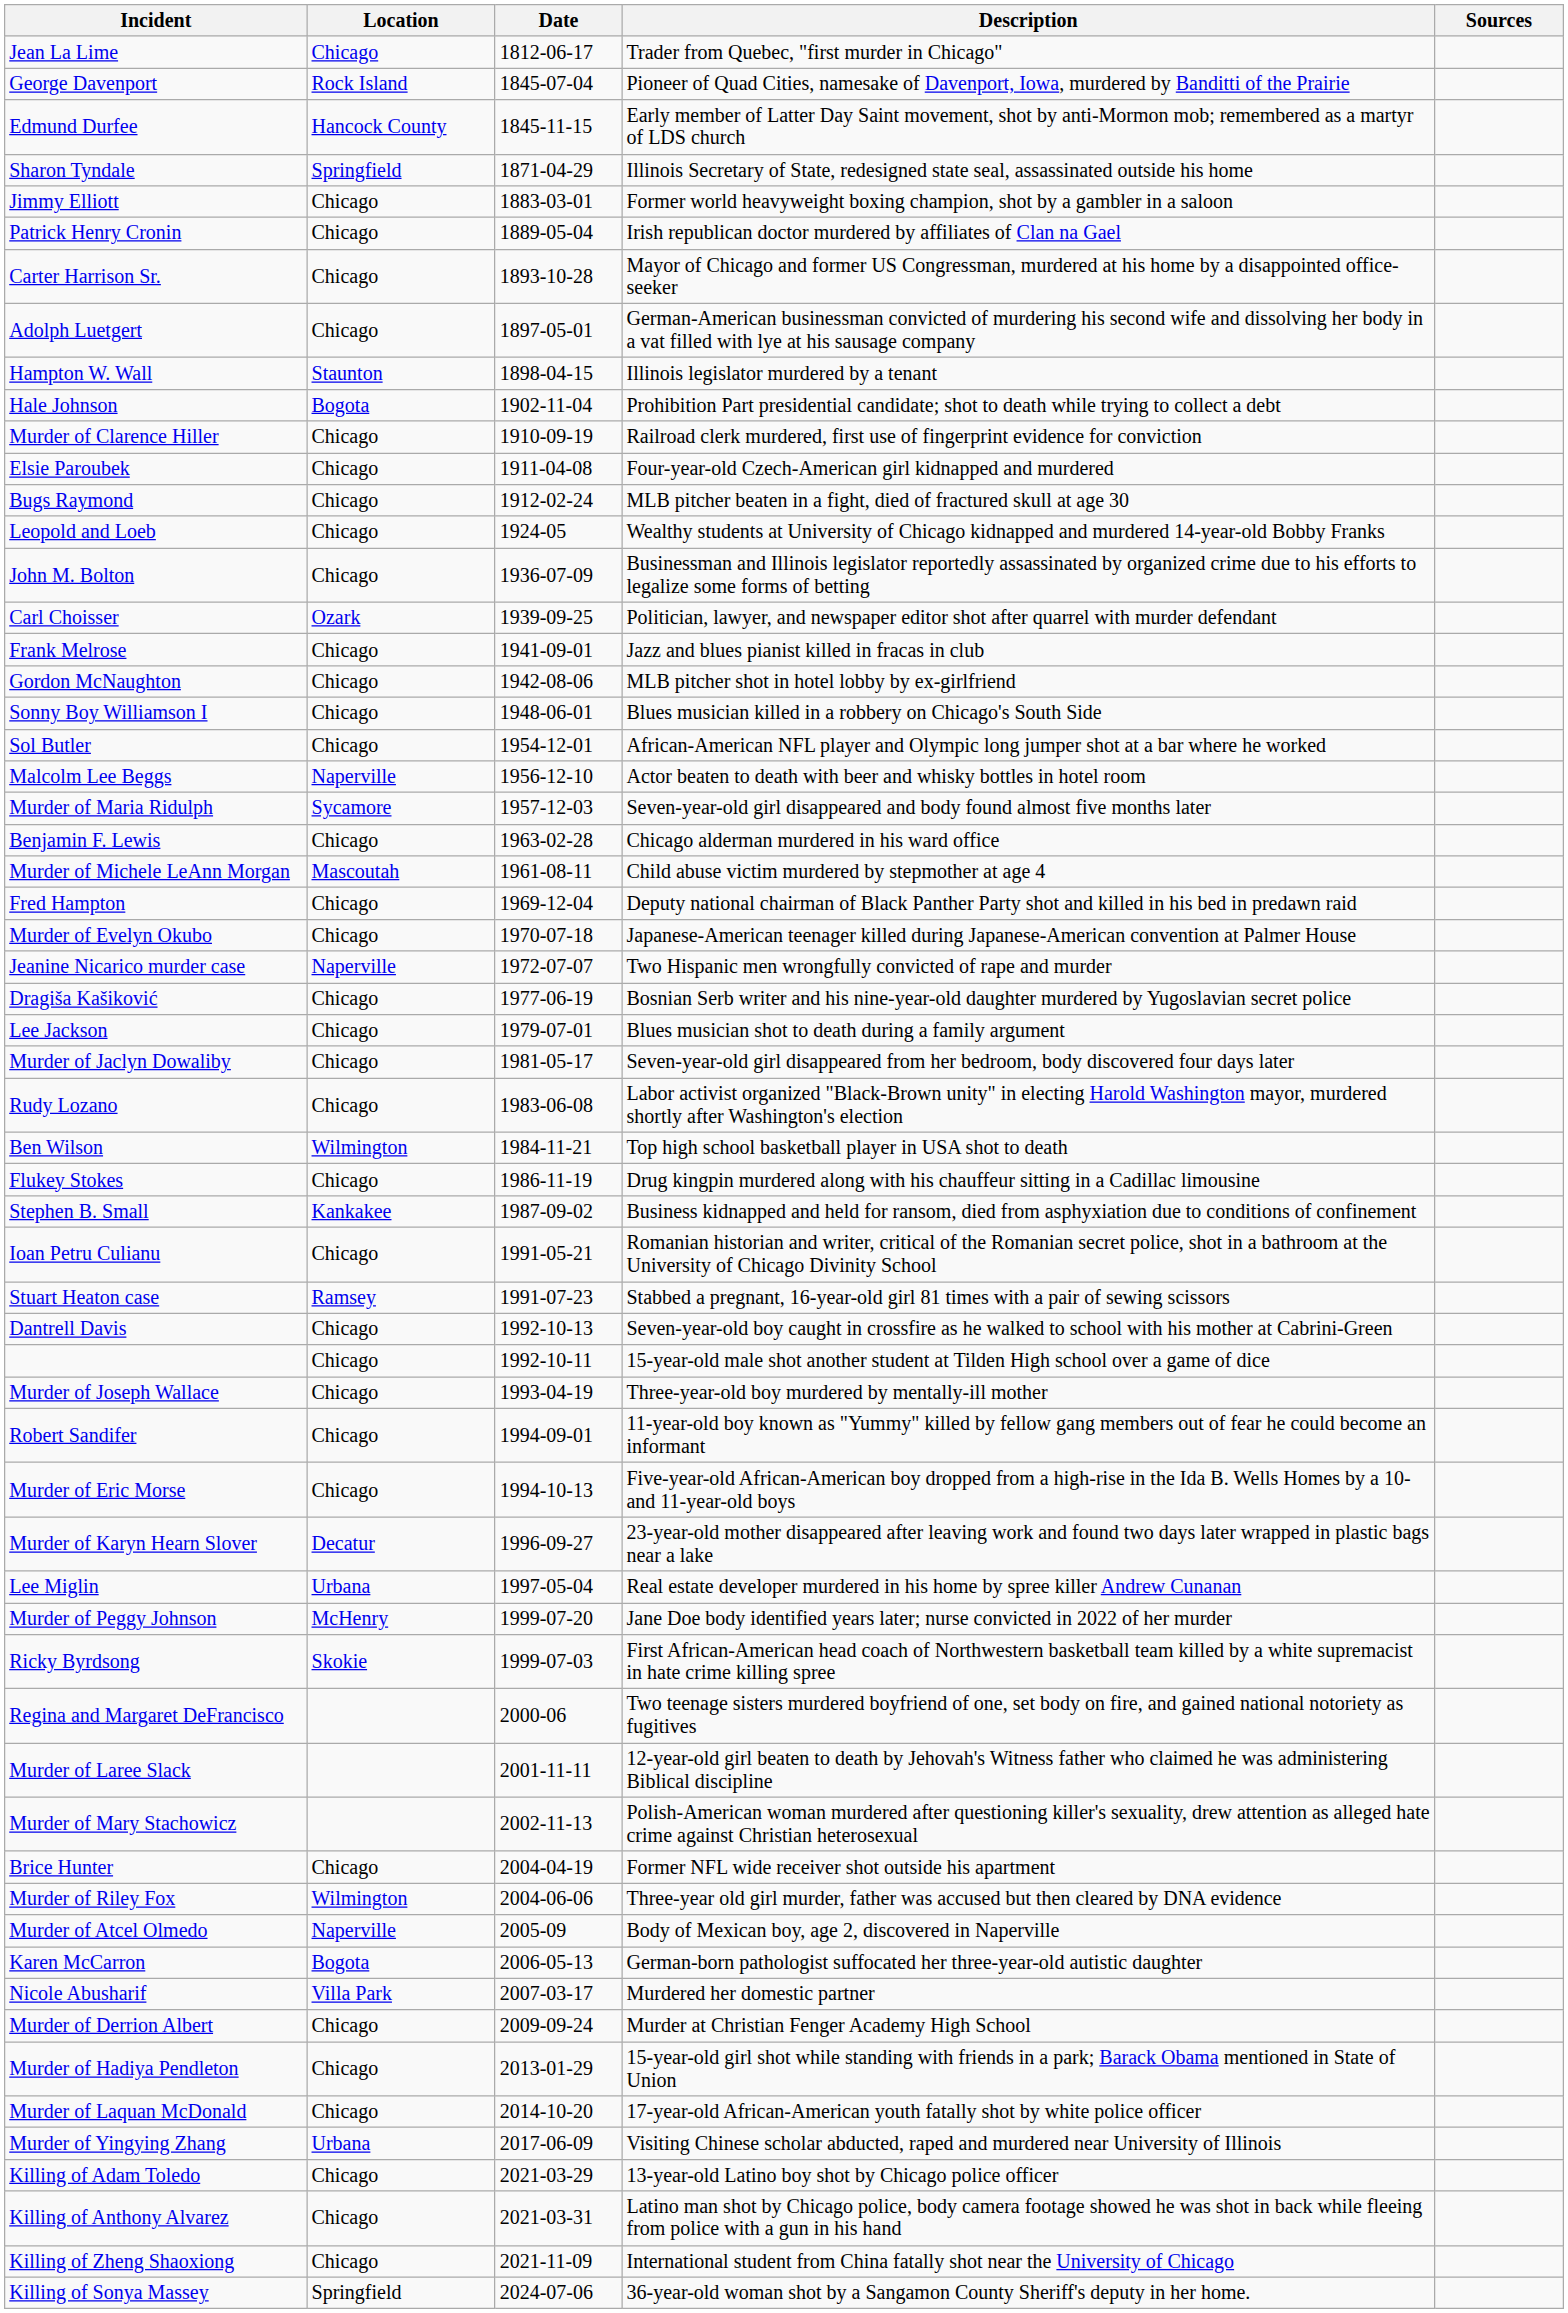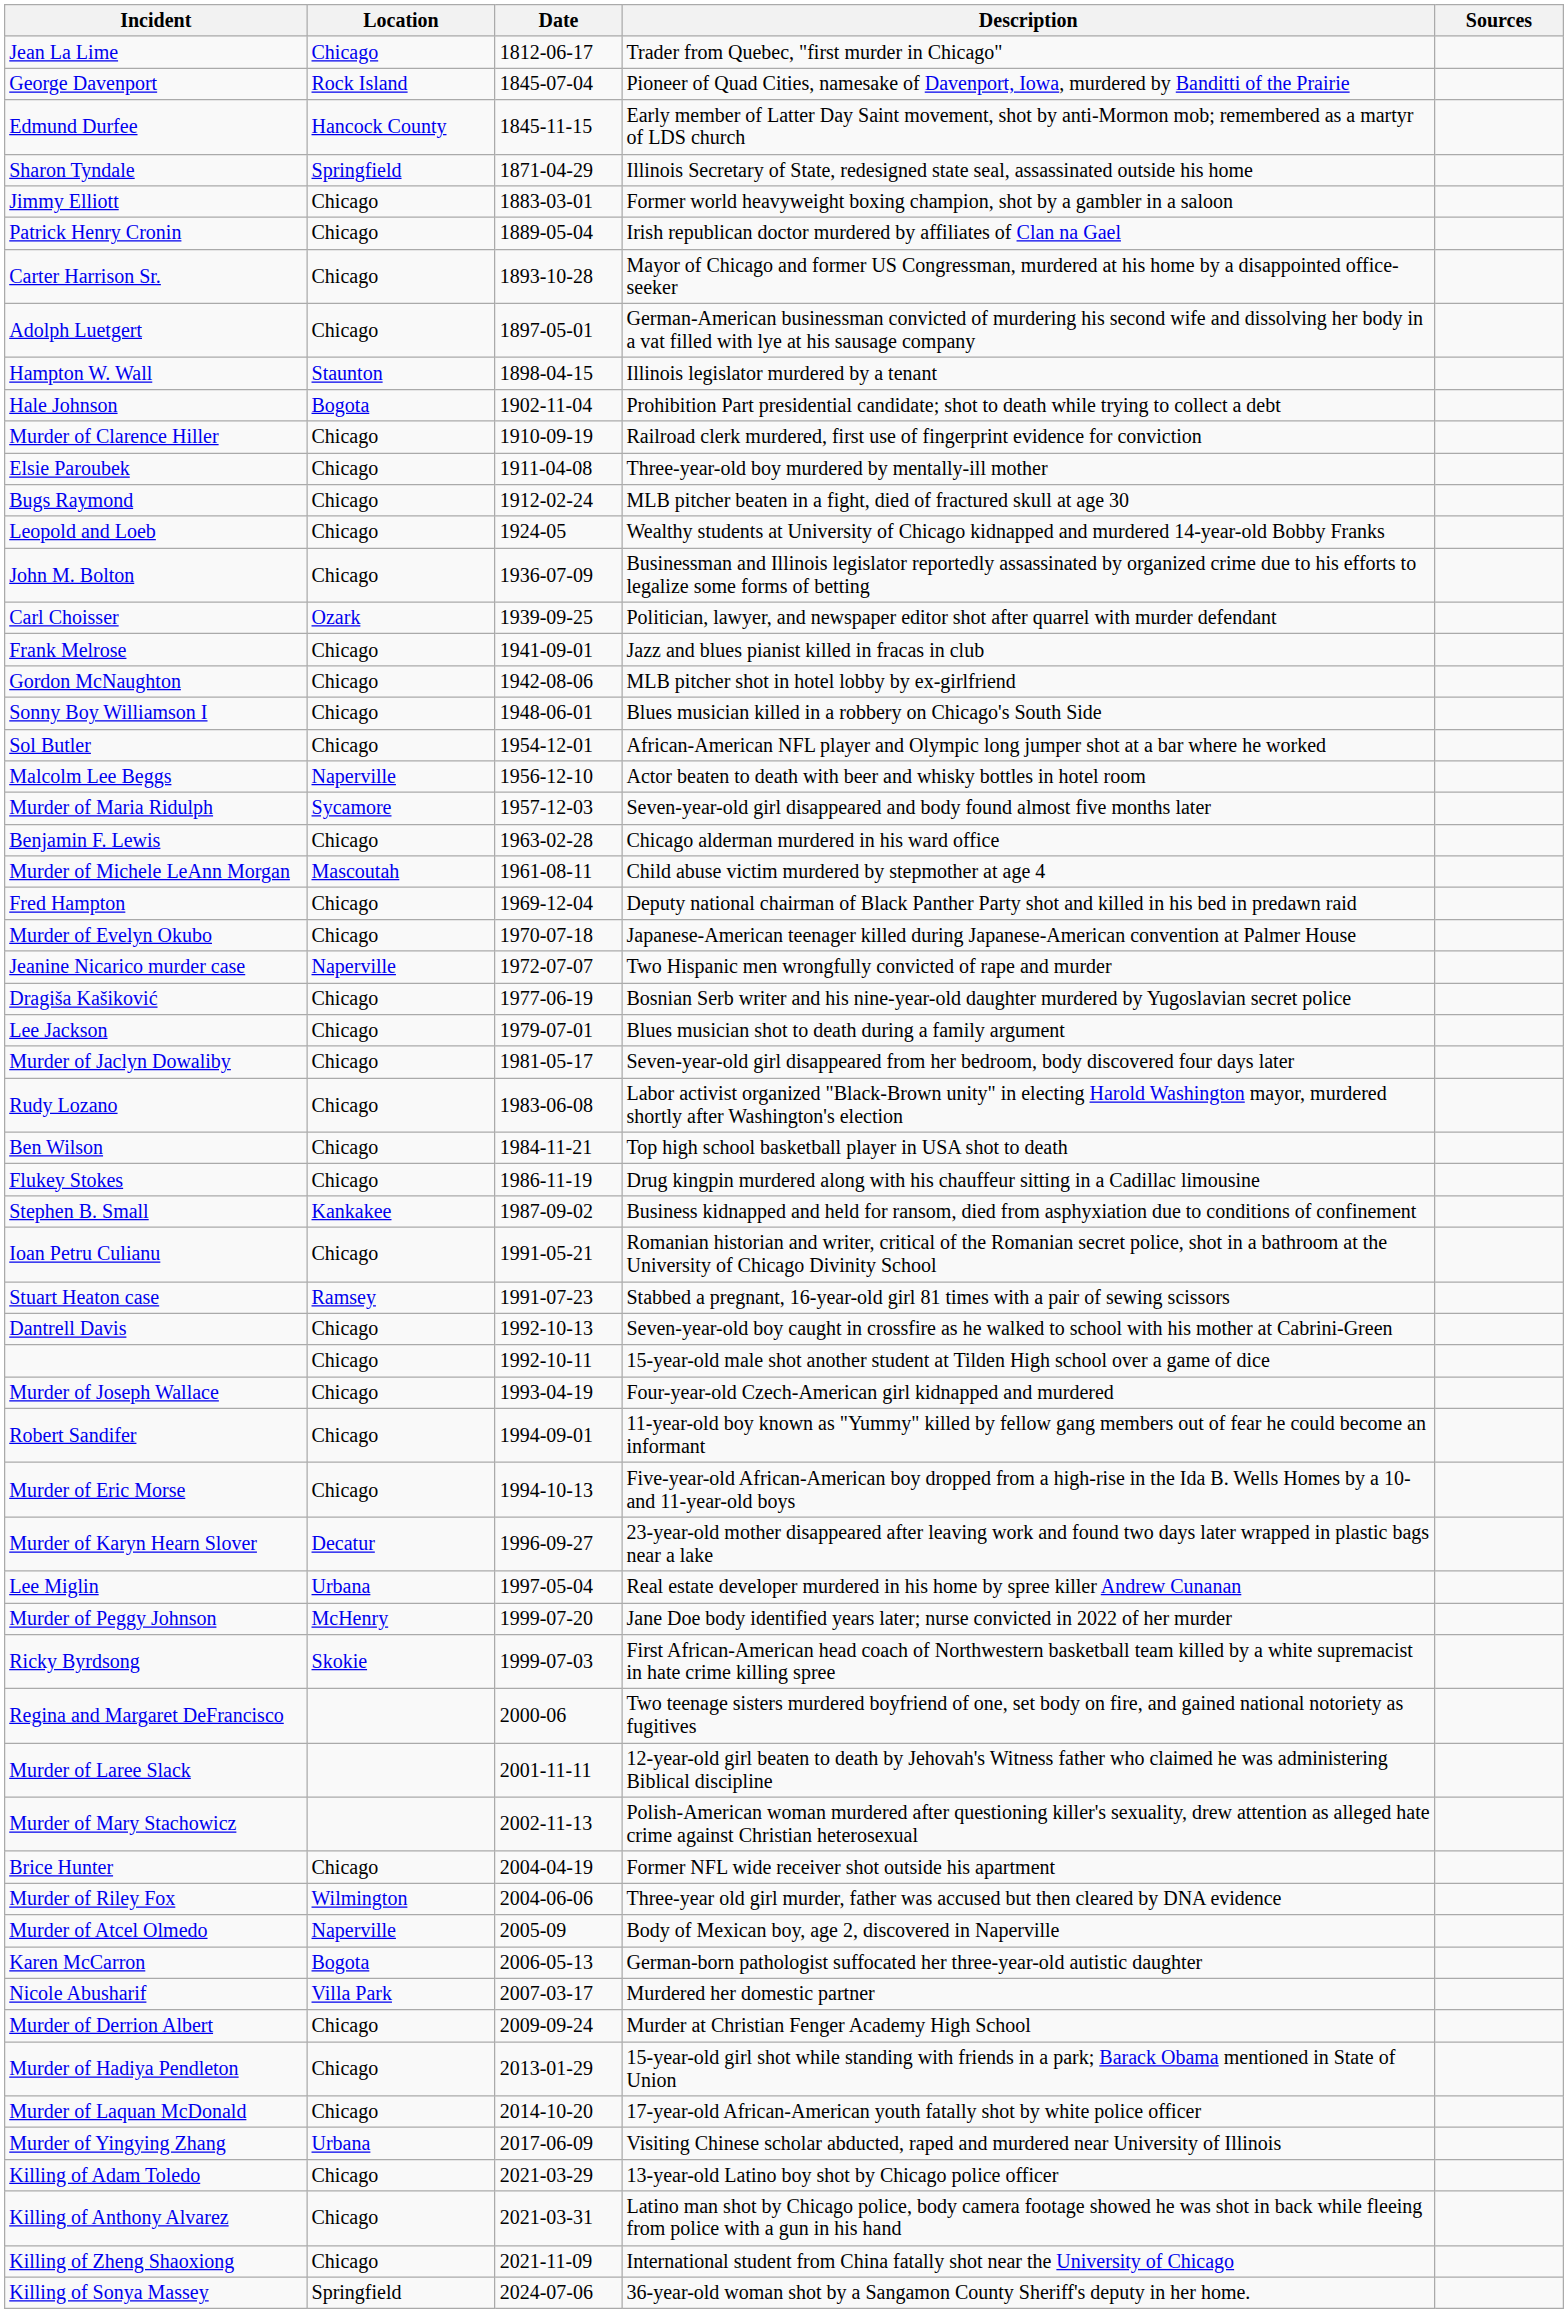(870, 468) Four-year-old Czech-American girl kidnapped and murdered -> (837, 468) Three-year-old boy murdered by mentally-ill mother
(359, 1147) Wilmington -> (345, 1147) Chicago
(837, 1392) Three-year-old boy murdered by mentally-ill mother -> (870, 1392) Four-year-old Czech-American girl kidnapped and murdered
